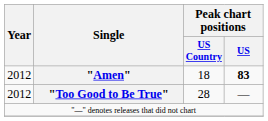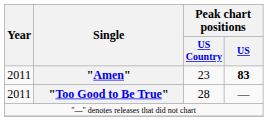(19, 75) 2012 -> (19, 75) 2011
(204, 75) 18 -> (204, 75) 23
(19, 94) 2012 -> (19, 94) 2011
